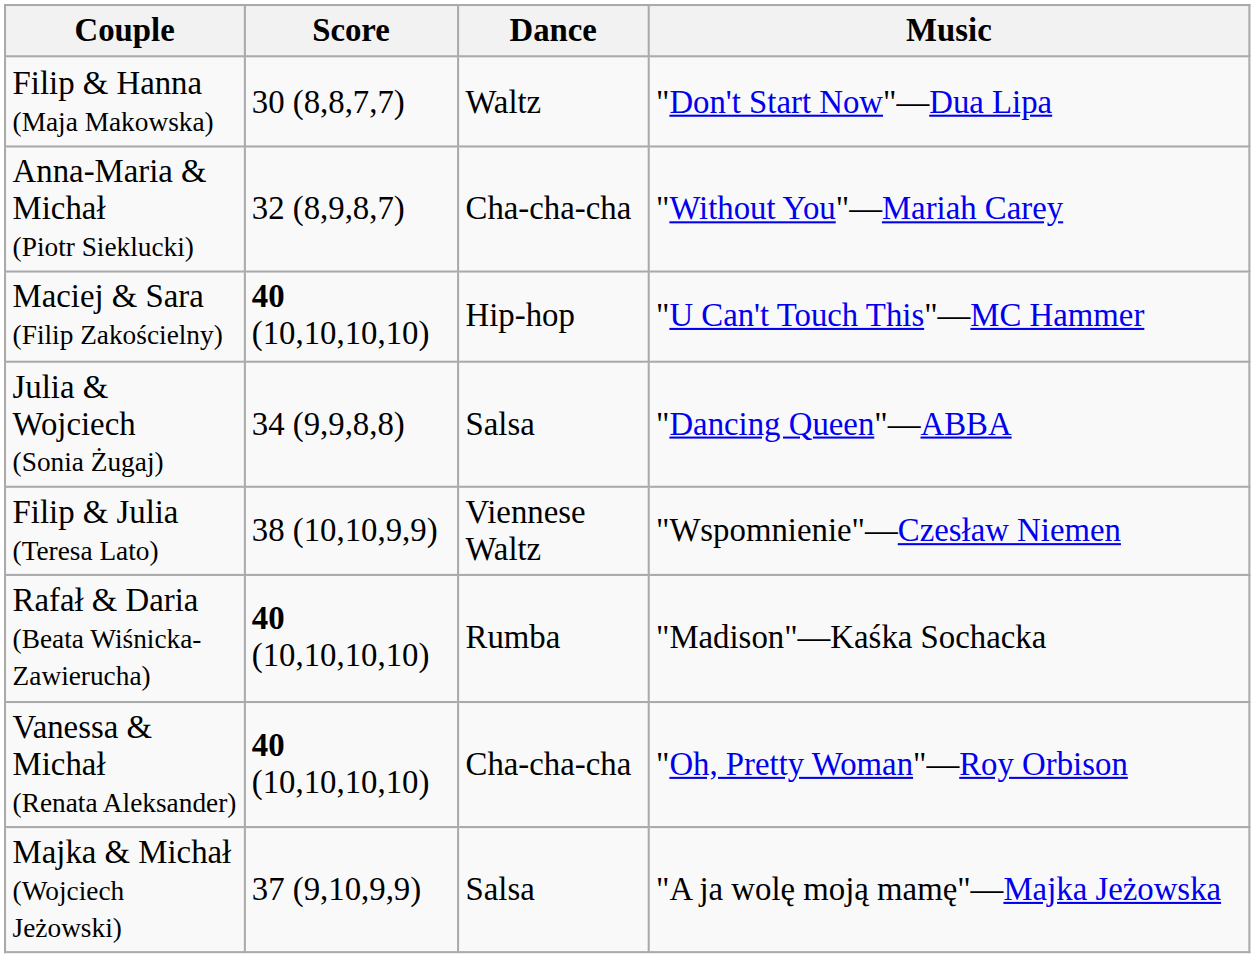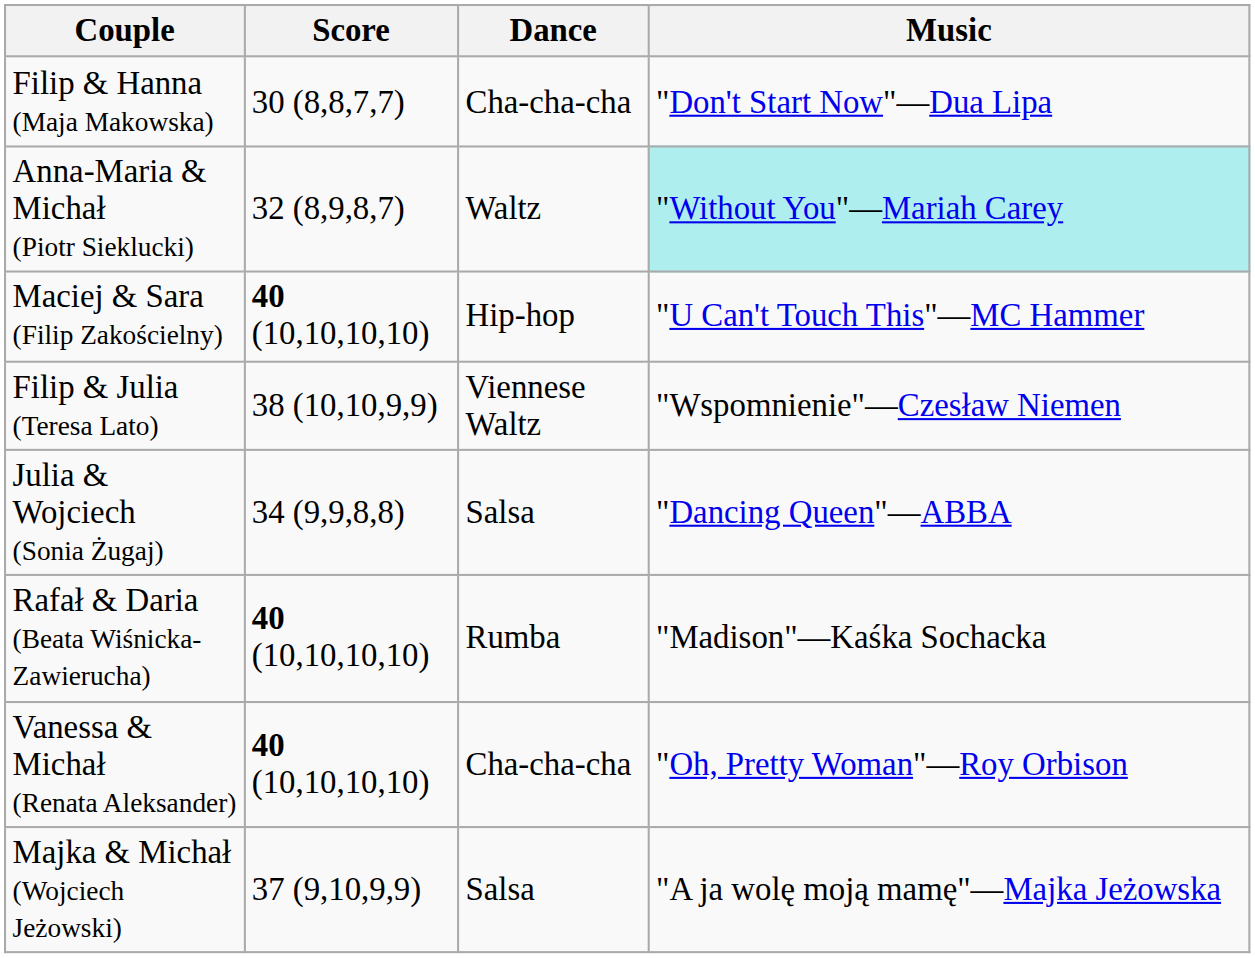(503, 100) Waltz -> (548, 100) Cha-cha-cha
(548, 208) Cha-cha-cha -> (503, 208) Waltz
(860, 208) no background -> (860, 208) paleturquoise background
rows swapped: (96, 530) <-> (88, 423)
